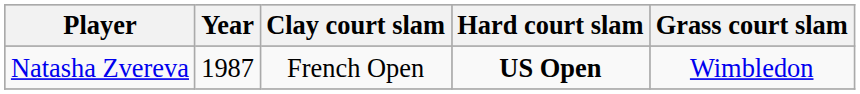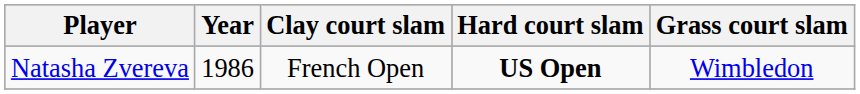(228, 67) 1987 -> (228, 67) 1986
